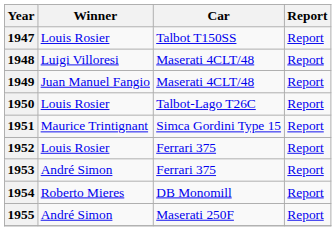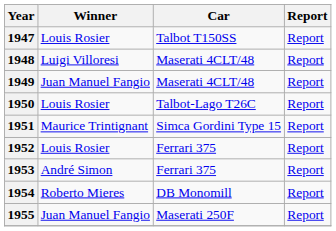(77, 214) André Simon -> (95, 214) Juan Manuel Fangio
